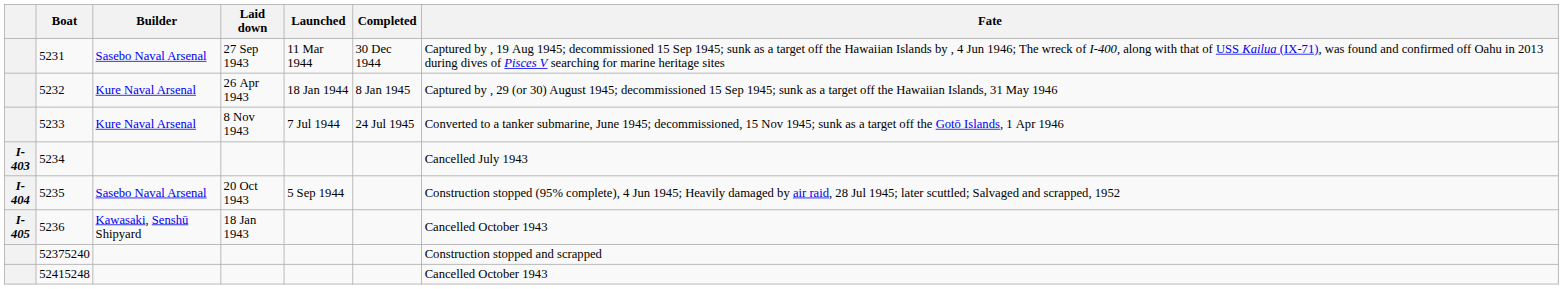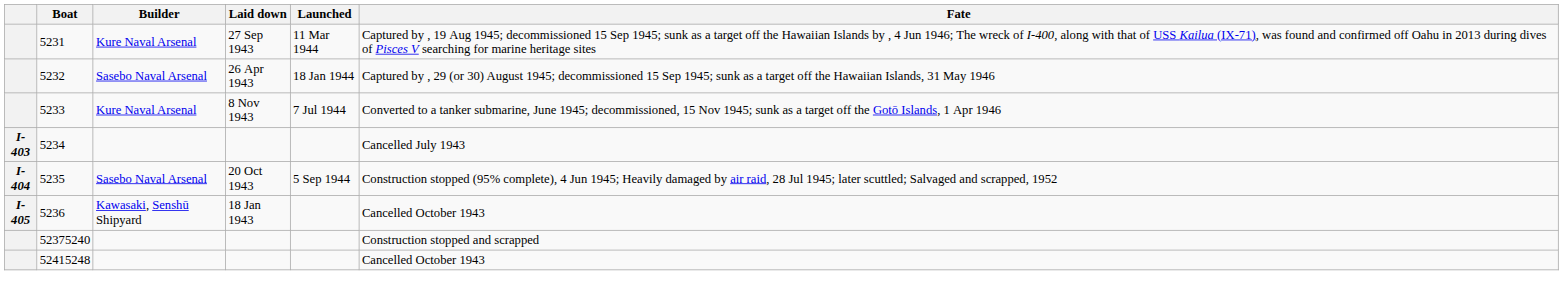- column: (387, 21)
(151, 55) Sasebo Naval Arsenal -> (146, 41) Kure Naval Arsenal
(146, 90) Kure Naval Arsenal -> (152, 75) Sasebo Naval Arsenal
